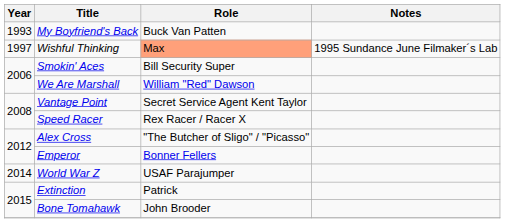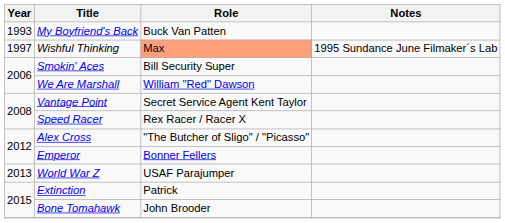(19, 173) 2014 -> (19, 173) 2013
